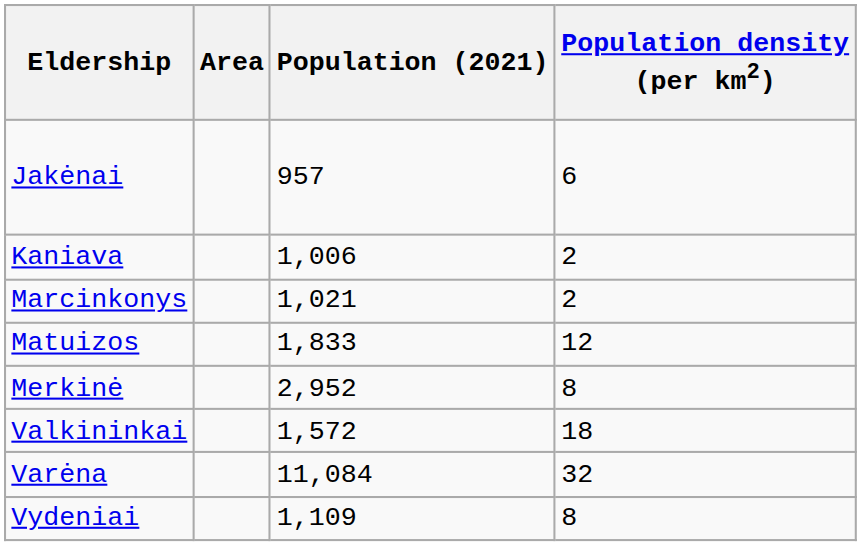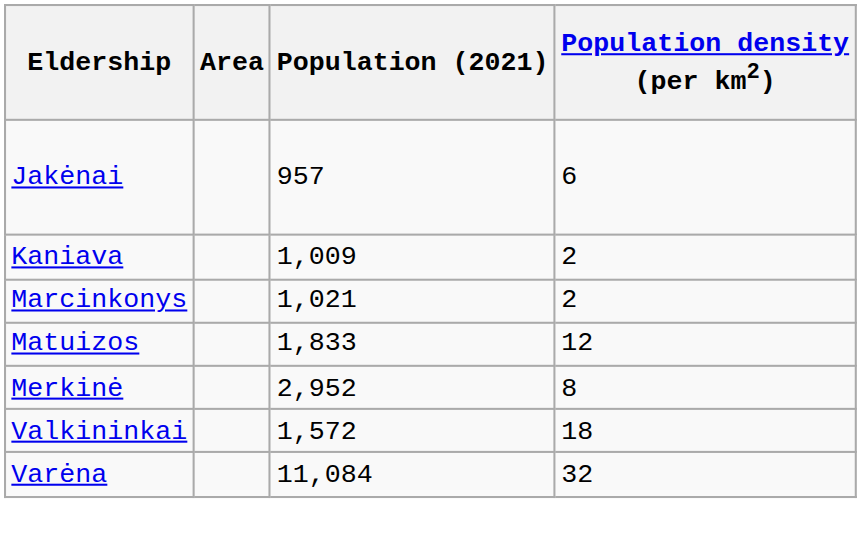(317, 257) 1,006 -> (317, 257) 1,009
- row: (75, 518)
